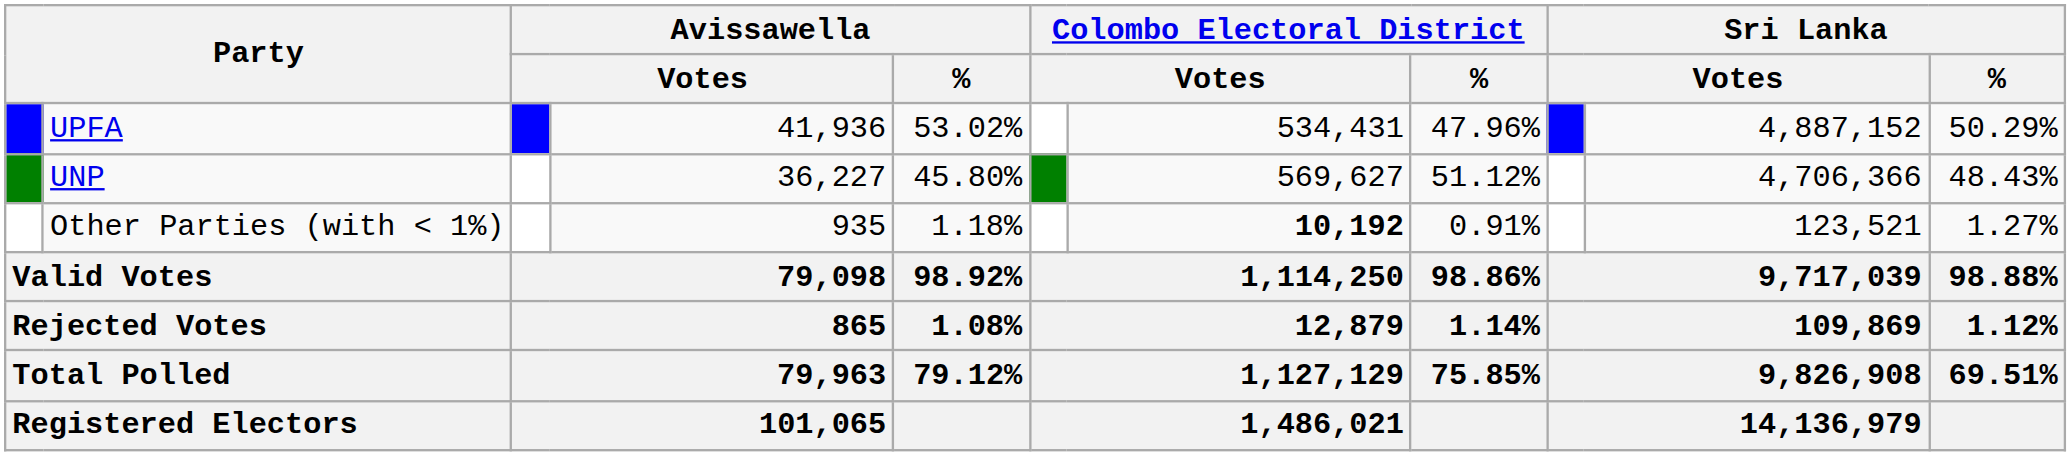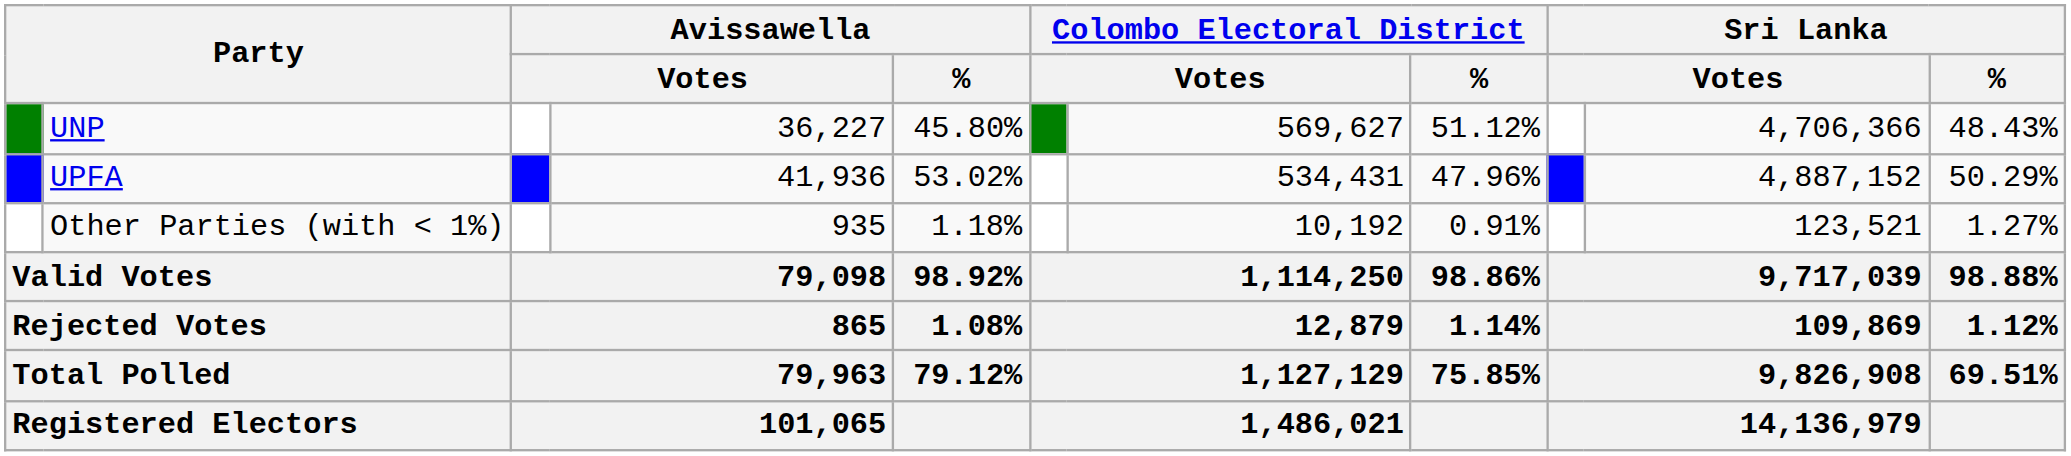rows swapped: (86, 129) <-> (77, 178)
(1349, 227) bold -> (1349, 227) normal
